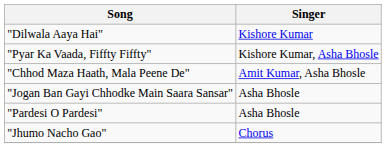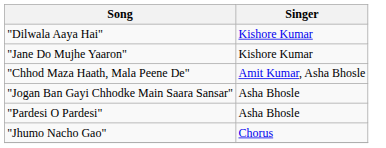+ row: (67, 54)
- row: (79, 54)
